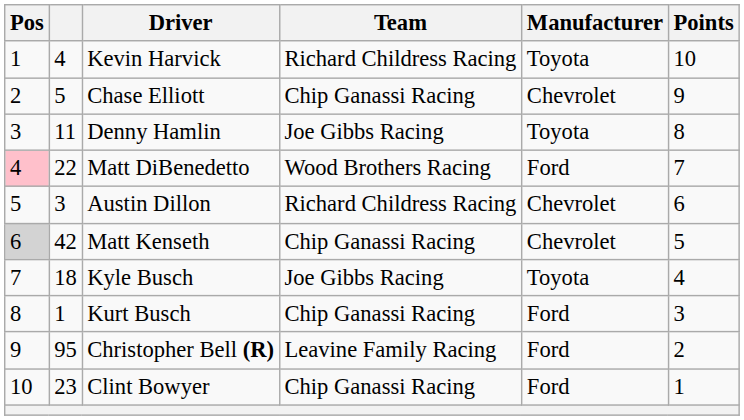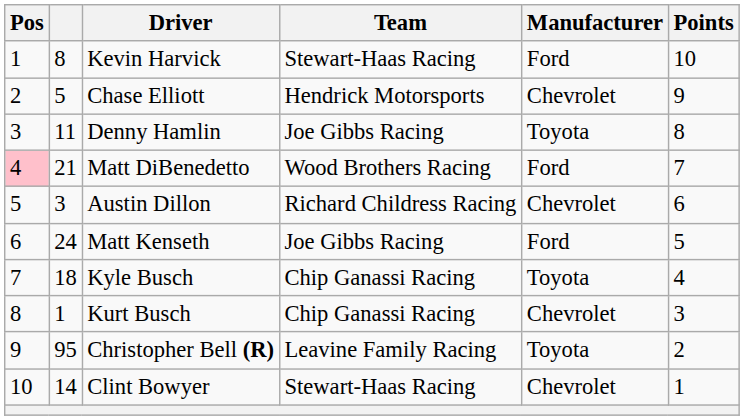(60, 58) 4 -> (60, 58) 8
(400, 58) Richard Childress Racing -> (380, 58) Stewart-Haas Racing
(558, 58) Toyota -> (548, 58) Ford
(380, 95) Chip Ganassi Racing -> (384, 95) Hendrick Motorsports
(66, 167) 22 -> (66, 167) 21
(16, 240) lightgrey background -> (16, 240) no background
(66, 240) 42 -> (66, 240) 24
(380, 240) Chip Ganassi Racing -> (364, 240) Joe Gibbs Racing
(571, 240) Chevrolet -> (548, 240) Ford
(364, 276) Joe Gibbs Racing -> (380, 276) Chip Ganassi Racing
(548, 313) Ford -> (571, 313) Chevrolet
(548, 349) Ford -> (558, 349) Toyota
(66, 385) 23 -> (66, 385) 14
(380, 385) Chip Ganassi Racing -> (380, 385) Stewart-Haas Racing
(548, 385) Ford -> (571, 385) Chevrolet
